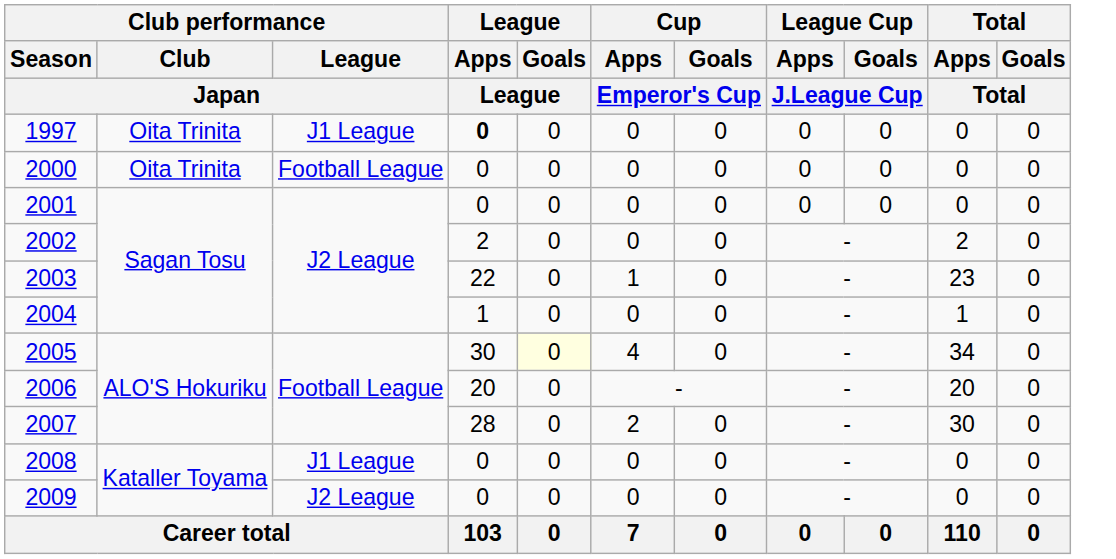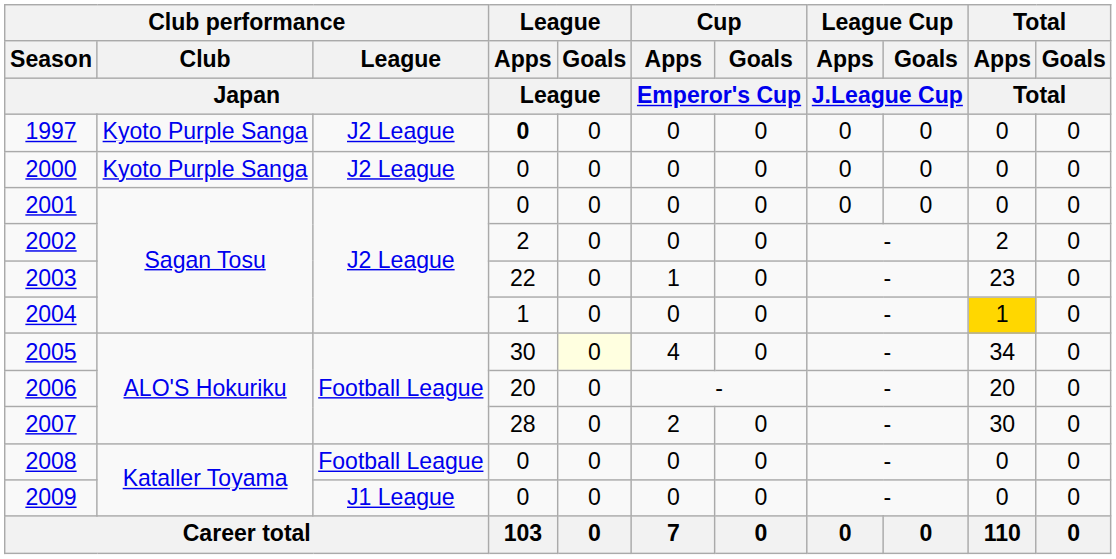(185, 132) Oita Trinita -> (205, 132) Kyoto Purple Sanga
(361, 132) J1 League -> (401, 132) J2 League
(185, 168) Oita Trinita -> (205, 168) Kyoto Purple Sanga
(361, 168) Football League -> (401, 168) J2 League
(962, 315) no background -> (1002, 315) gold background
(361, 461) J1 League -> (401, 461) Football League
(361, 497) J2 League -> (401, 497) J1 League
